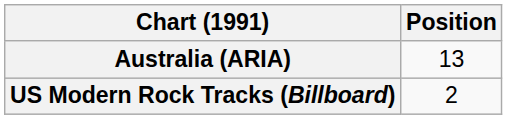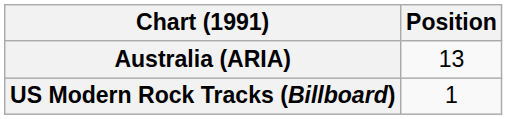(451, 95) 2 -> (451, 95) 1
